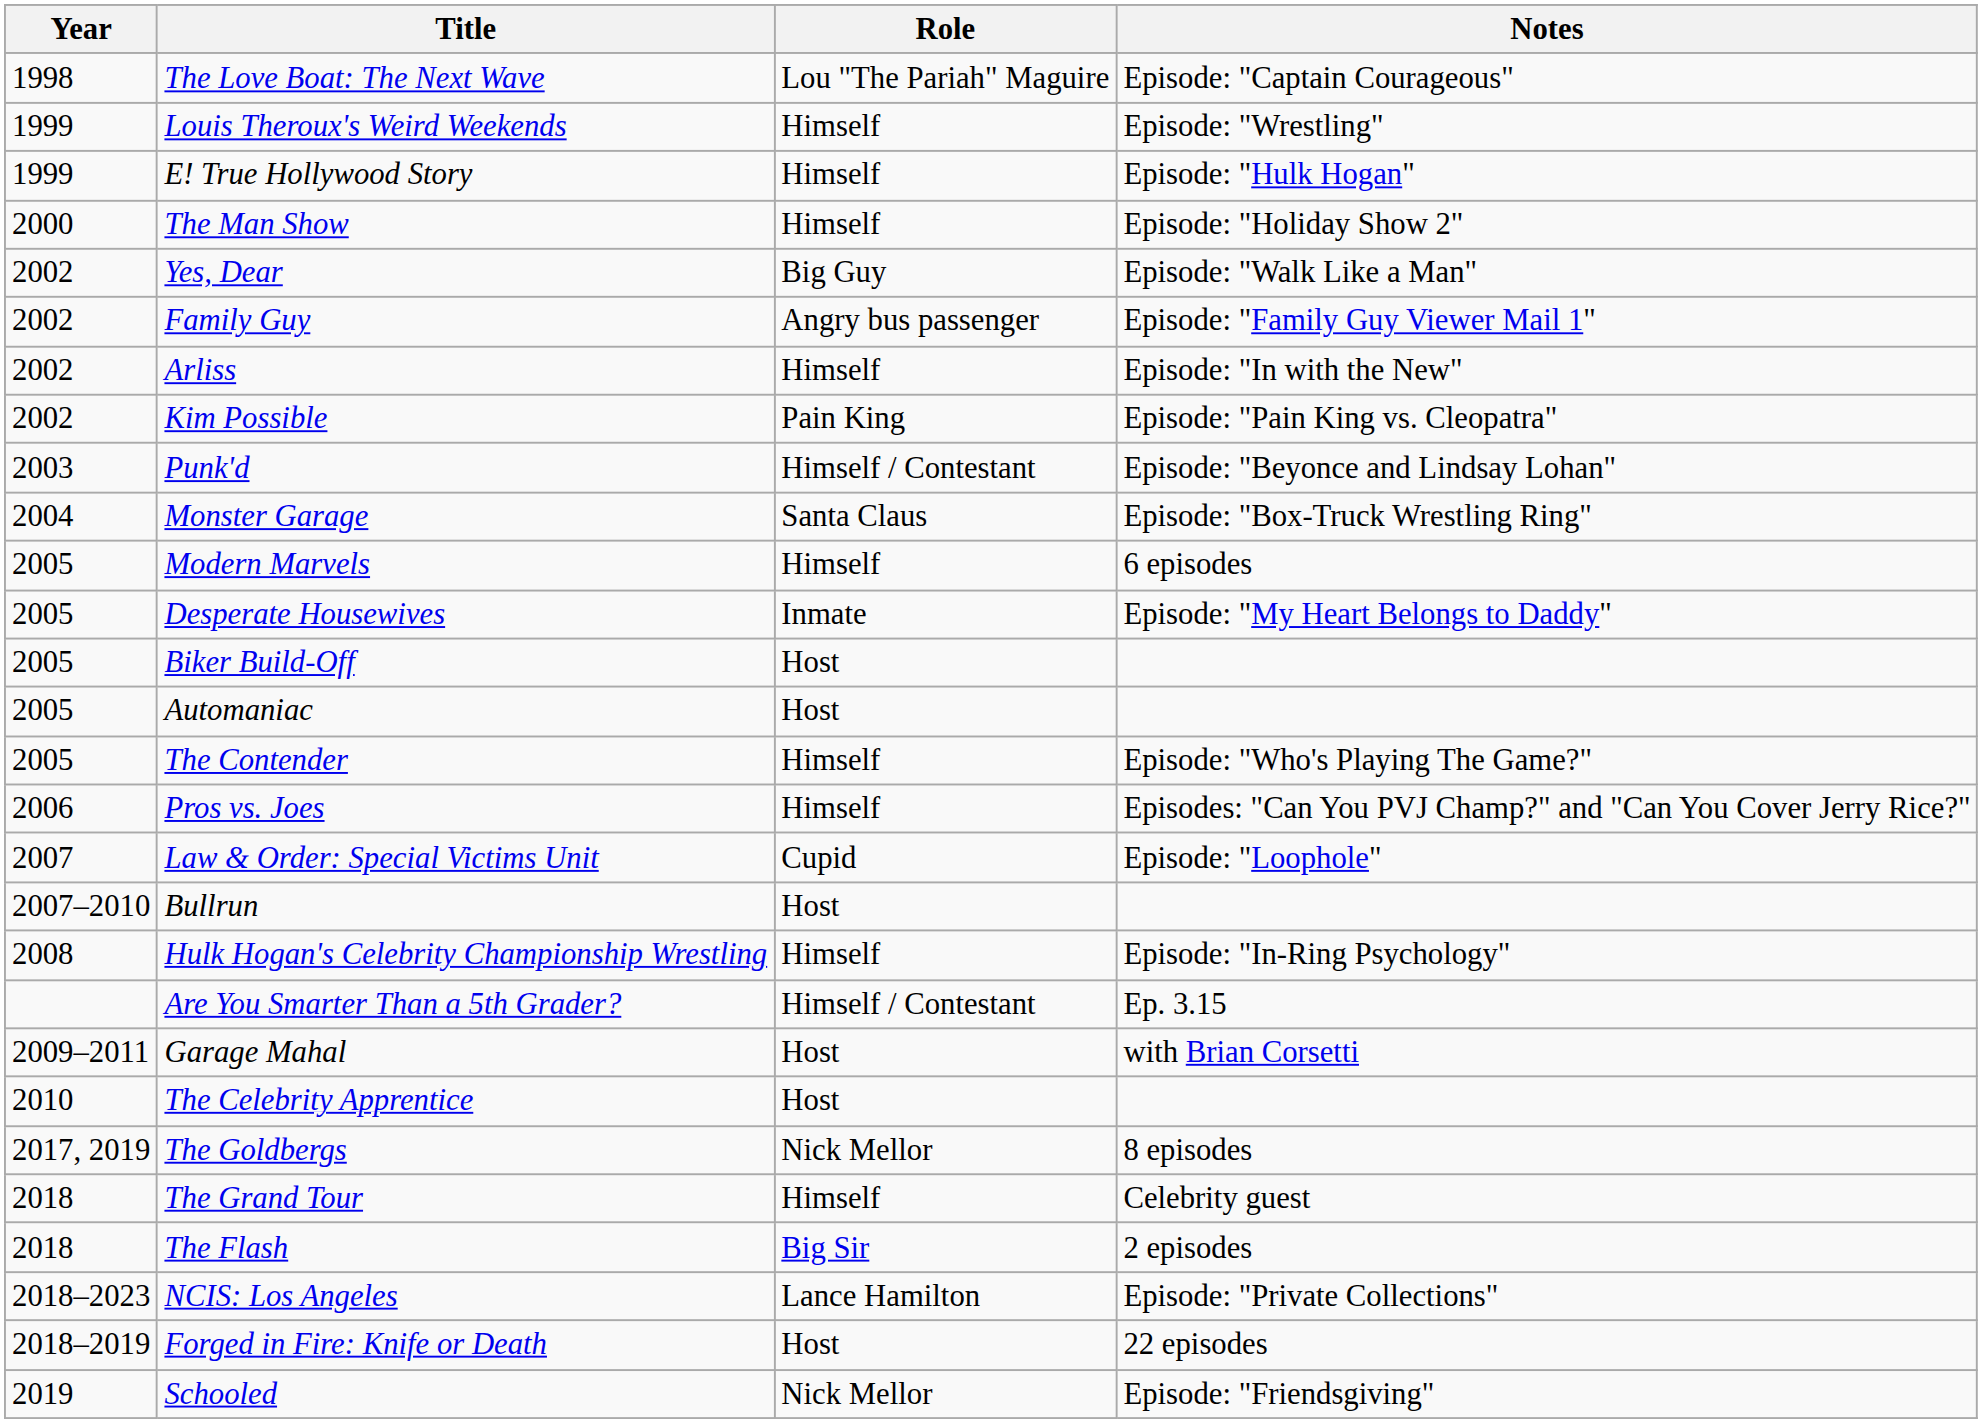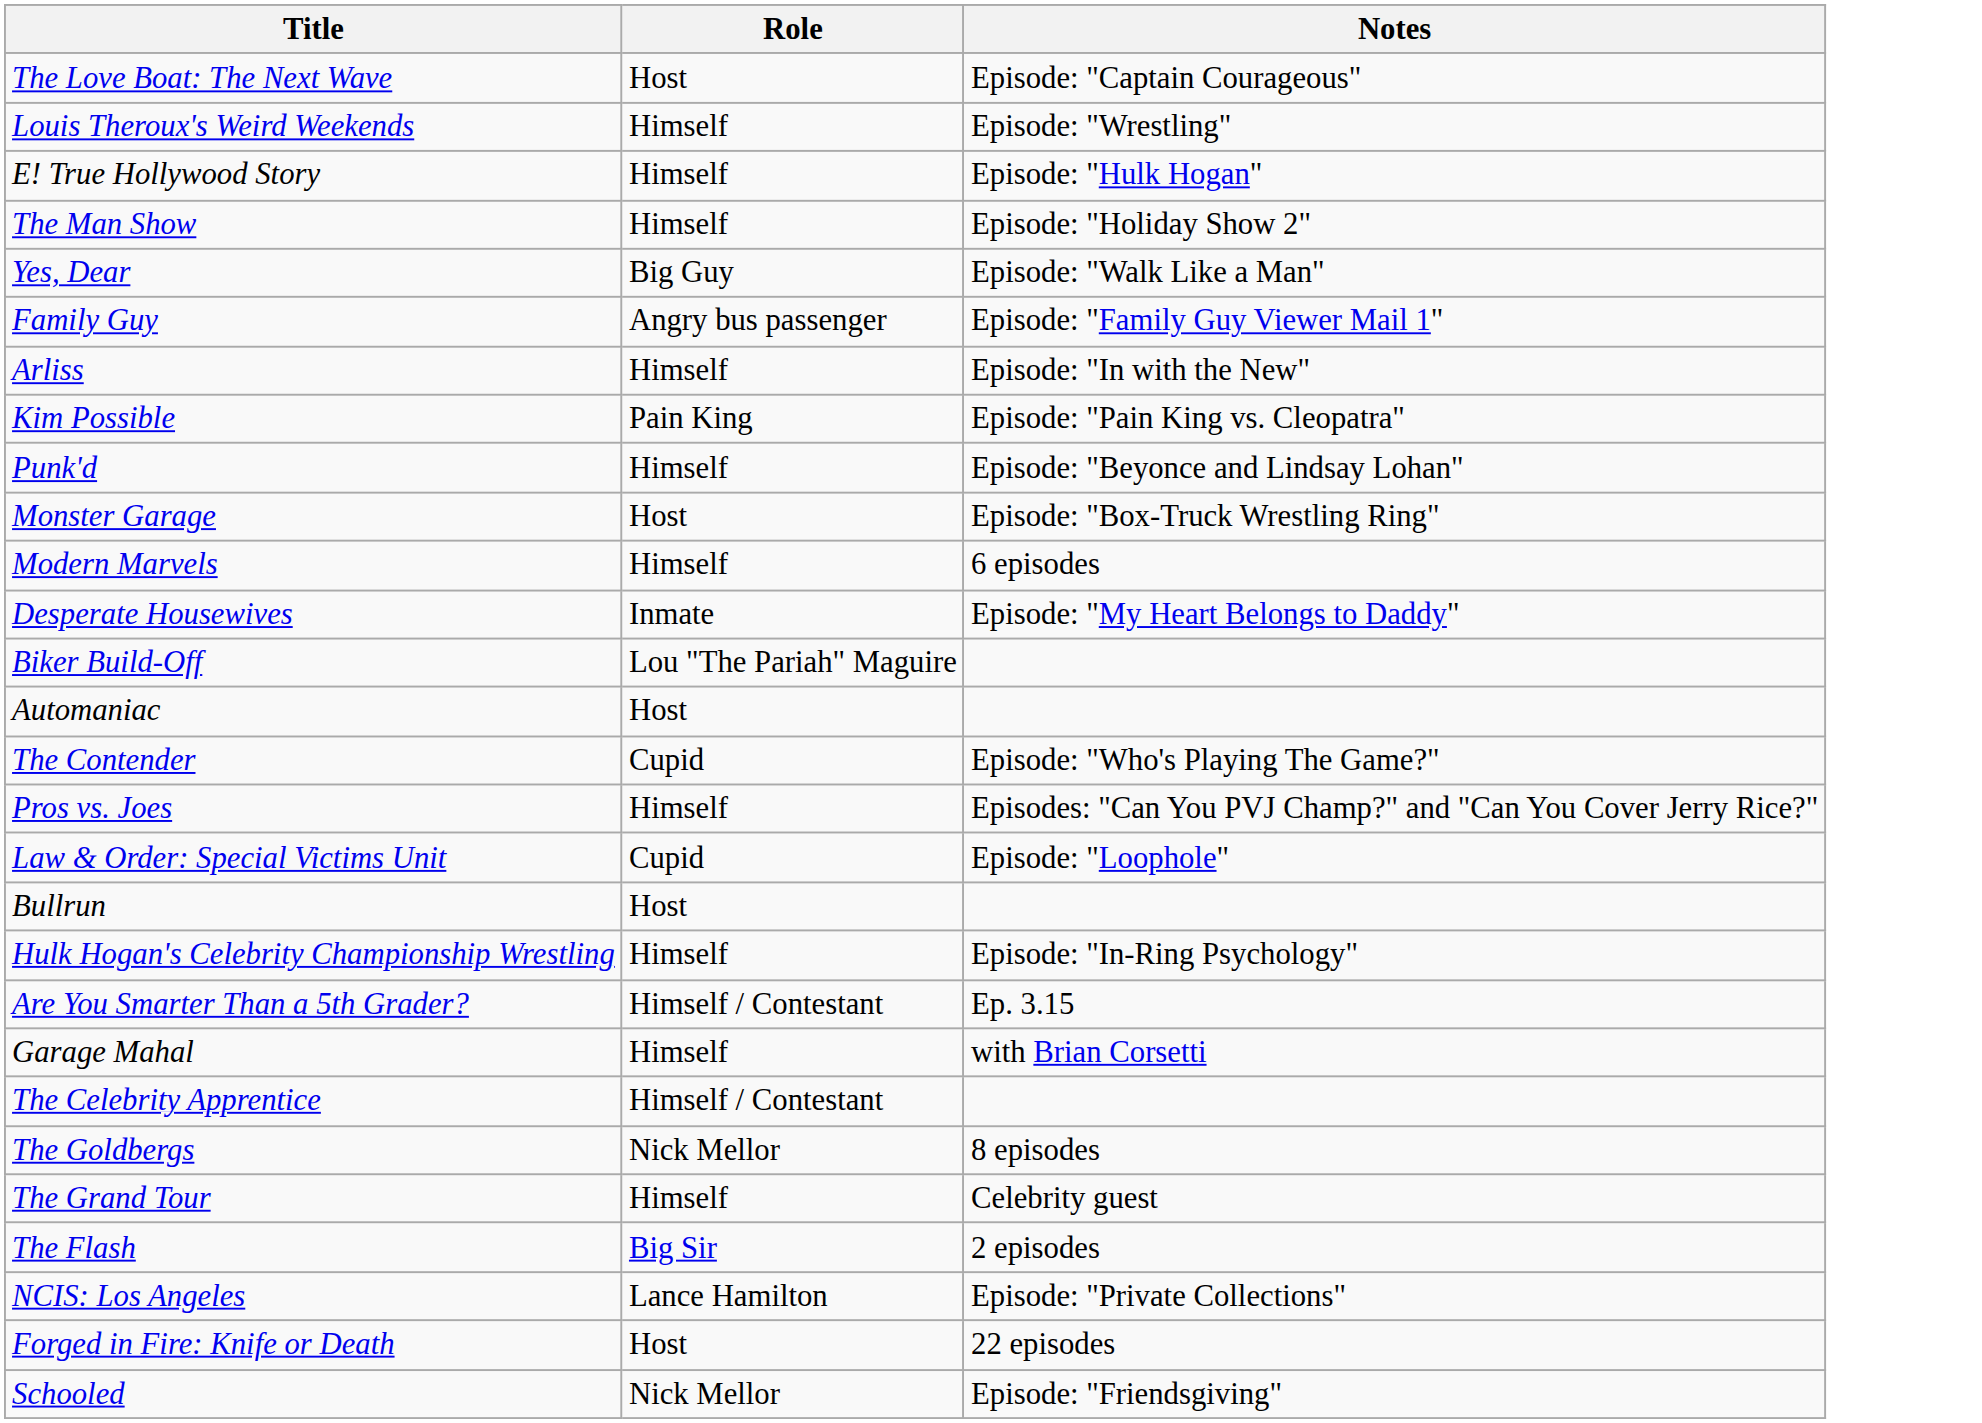- column: (81, 28)
(945, 77) Lou "The Pariah" Maguire -> (658, 77) Host
(908, 467) Himself / Contestant -> (678, 467) Himself
(854, 516) Santa Claus -> (658, 516) Host
(810, 662) Host -> (793, 662) Lou "The Pariah" Maguire
(831, 759) Himself -> (667, 759) Cupid
(810, 1051) Host -> (678, 1051) Himself
(810, 1100) Host -> (756, 1100) Himself / Contestant
